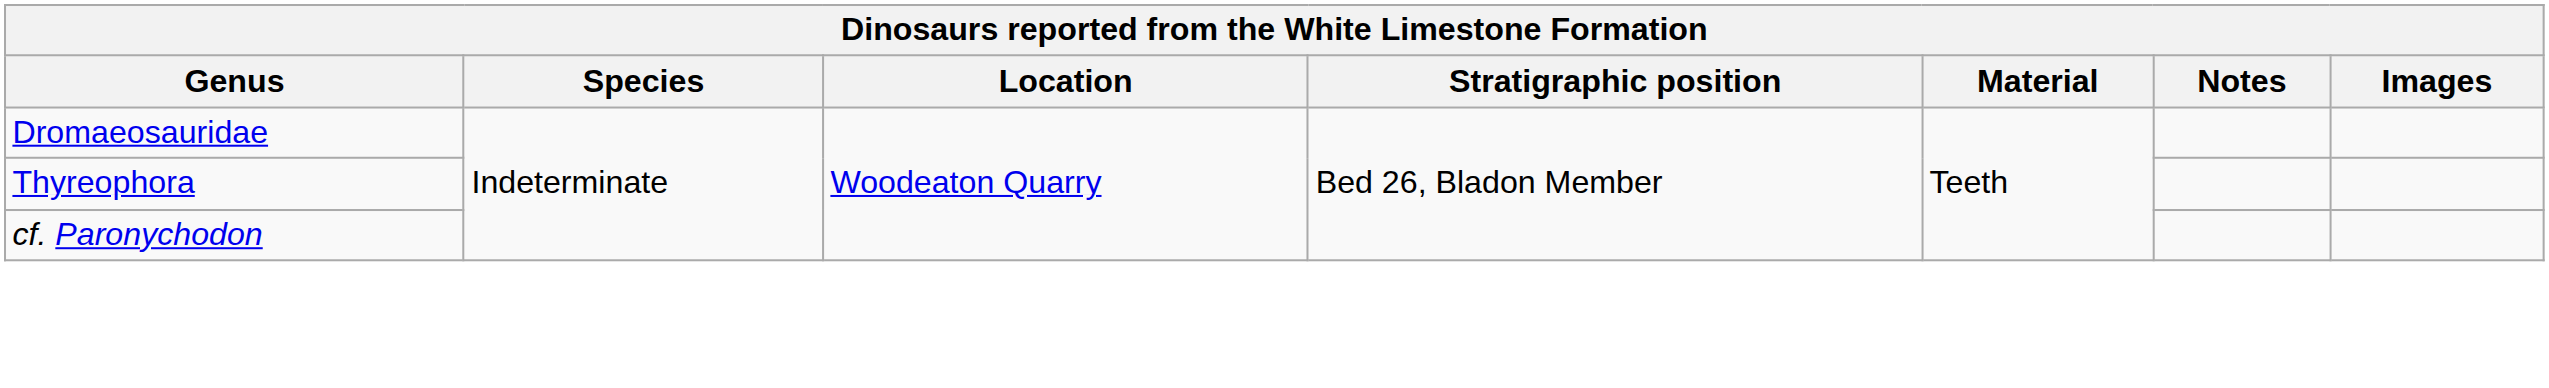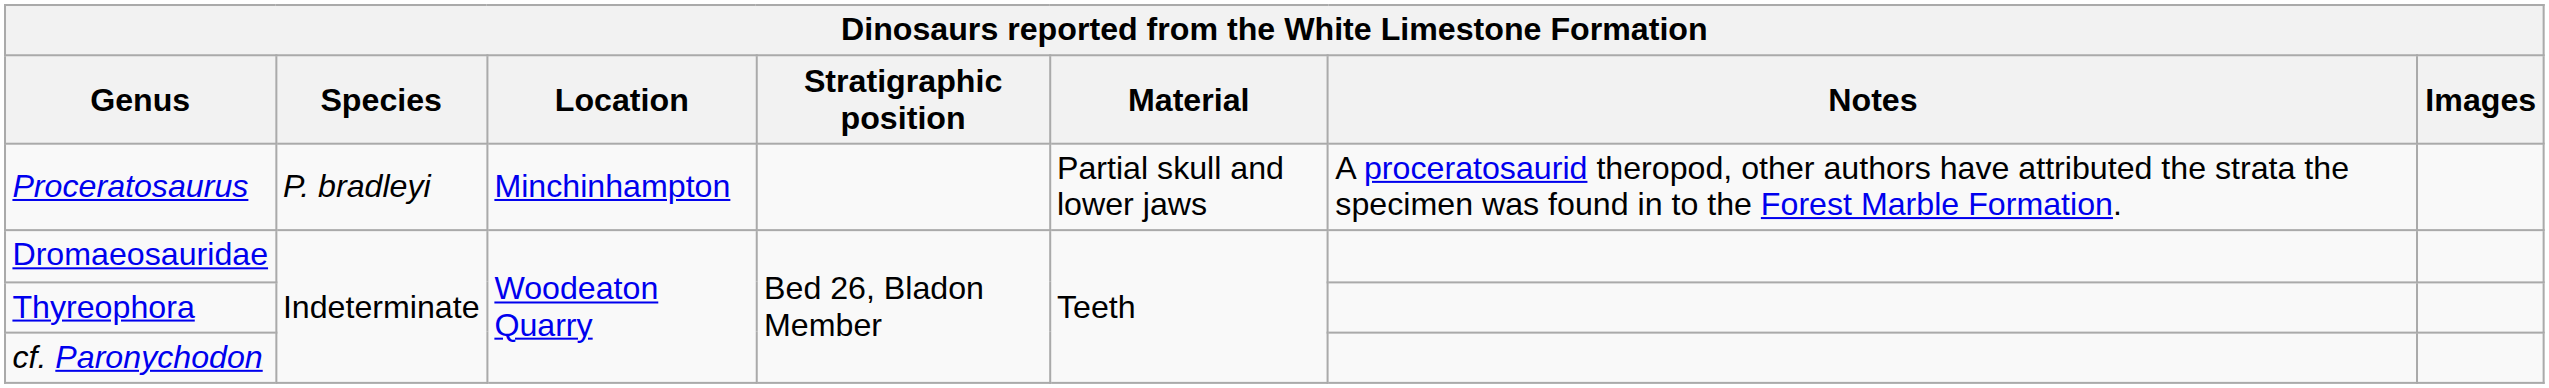+ row: (130, 186)
